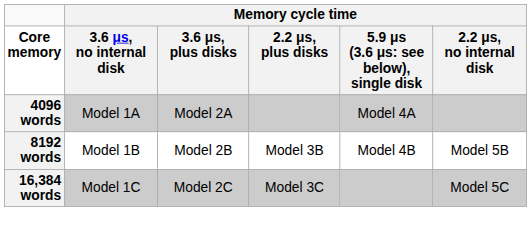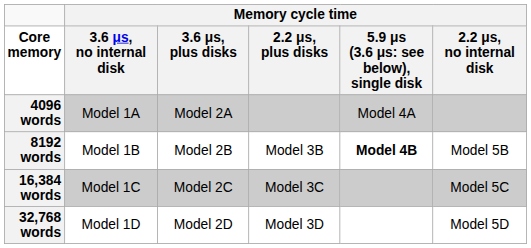(387, 150) normal -> (387, 150) bold
+ row: (40, 225)
